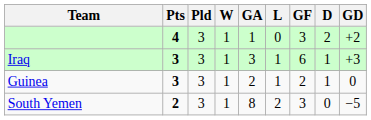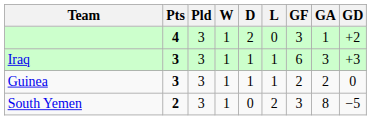columns swapped: (327, 15) <-> (252, 15)
